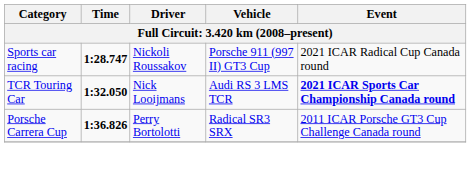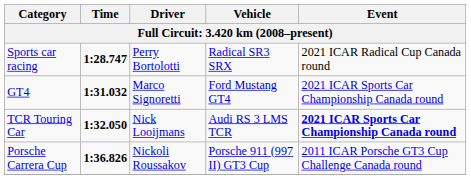(160, 59) Nickoli Roussakov -> (156, 59) Perry Bortolotti
(251, 59) Porsche 911 (997 II) GT3 Cup -> (239, 59) Radical SR3 SRX
+ row: (18, 92)
(157, 125) Perry Bortolotti -> (159, 158) Nickoli Roussakov
(239, 125) Radical SR3 SRX -> (251, 158) Porsche 911 (997 II) GT3 Cup
